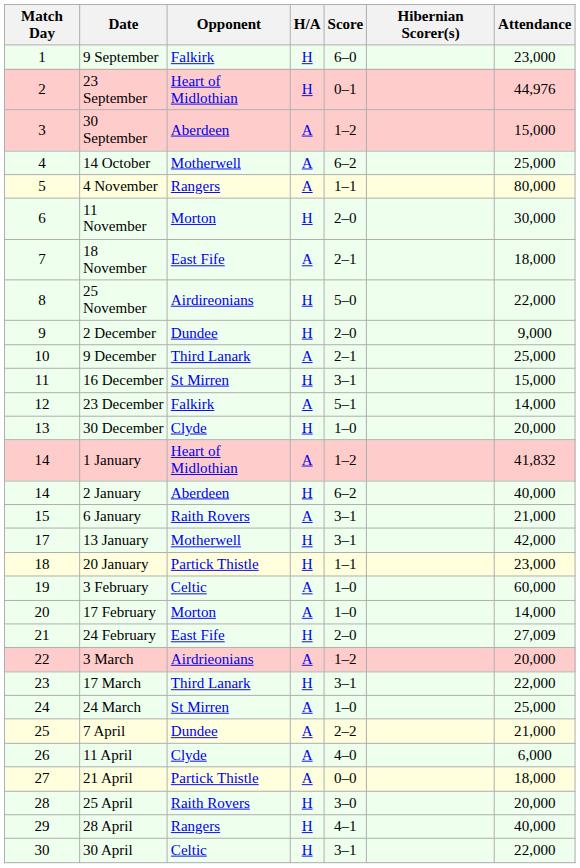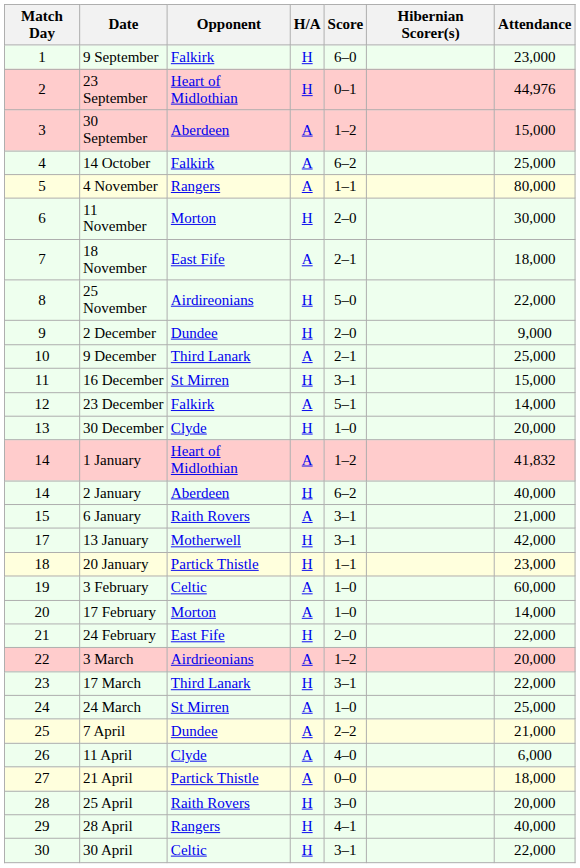(206, 162) Motherwell -> (193, 162) Falkirk
(535, 635) 27,009 -> (535, 635) 22,000
